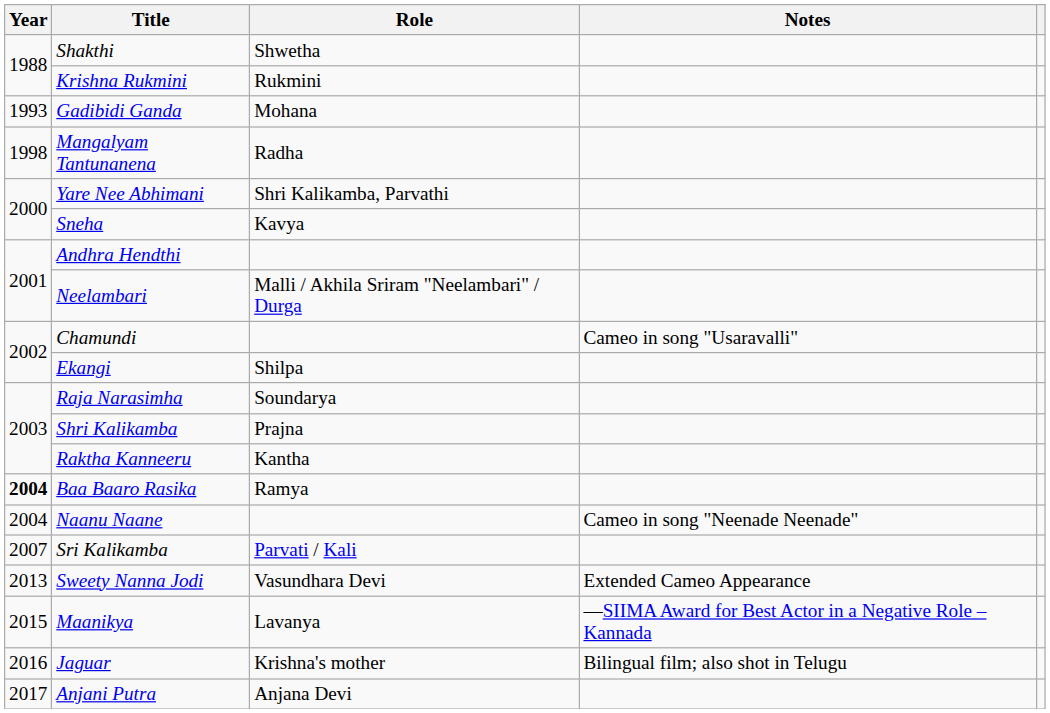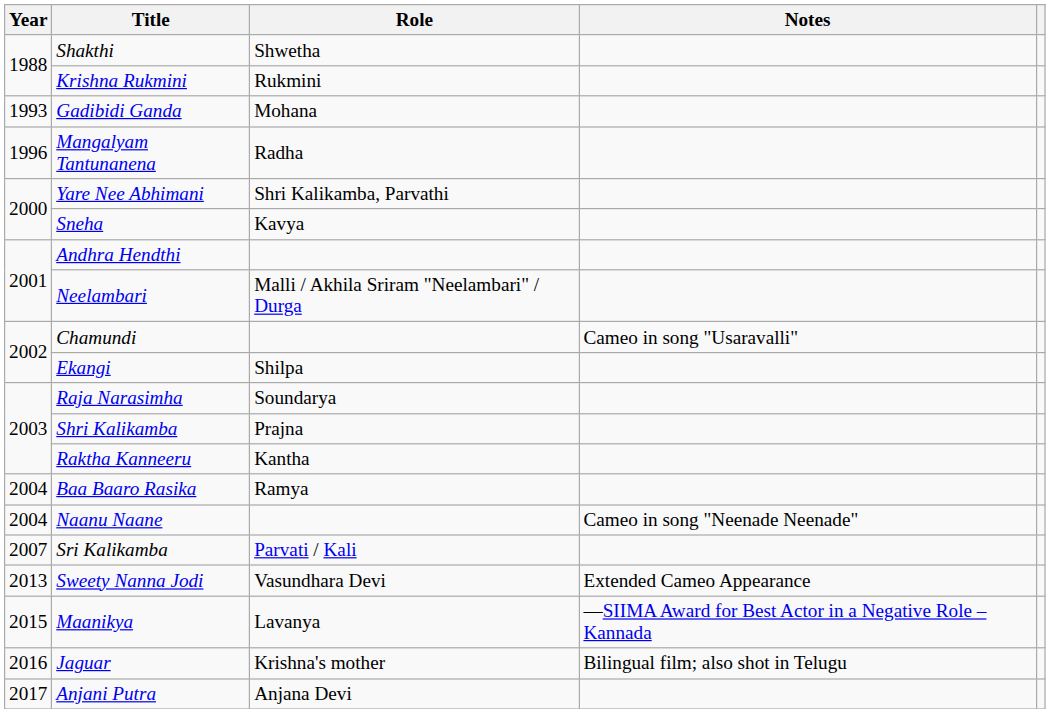(28, 152) 1998 -> (28, 152) 1996
(28, 489) bold -> (28, 489) normal
